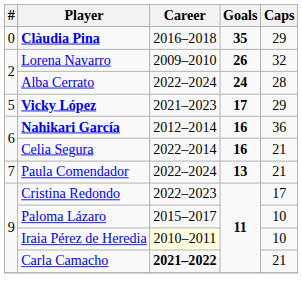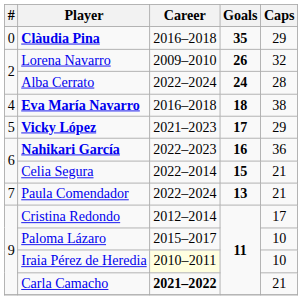+ row: (81, 104)
(185, 127) 2012–2014 -> (185, 149) 2022–2023
(240, 149) 16 -> (240, 171) 15
(185, 194) 2022–2023 -> (185, 216) 2012–2014
